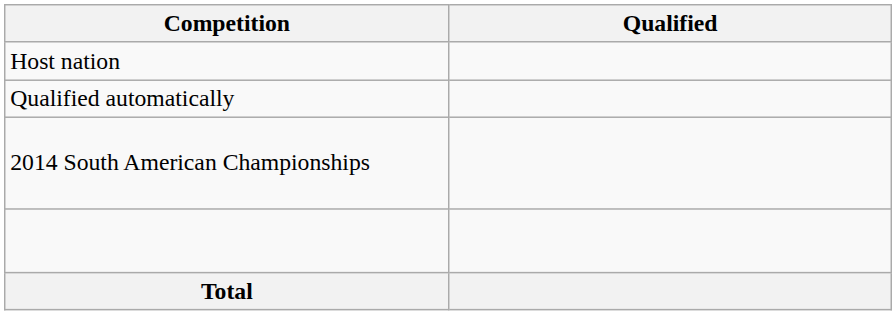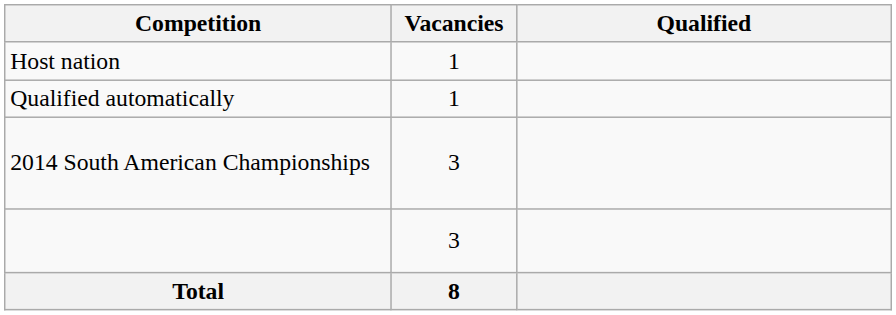+ column: (454, 23)
